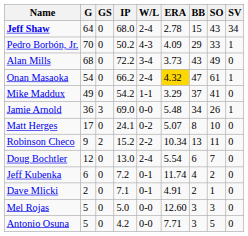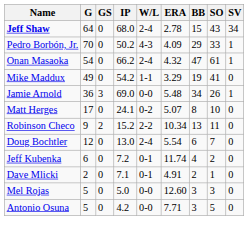- row: (29, 61)
(173, 77) gold background -> (173, 61) no background
(197, 93) 37 -> (197, 77) 19
